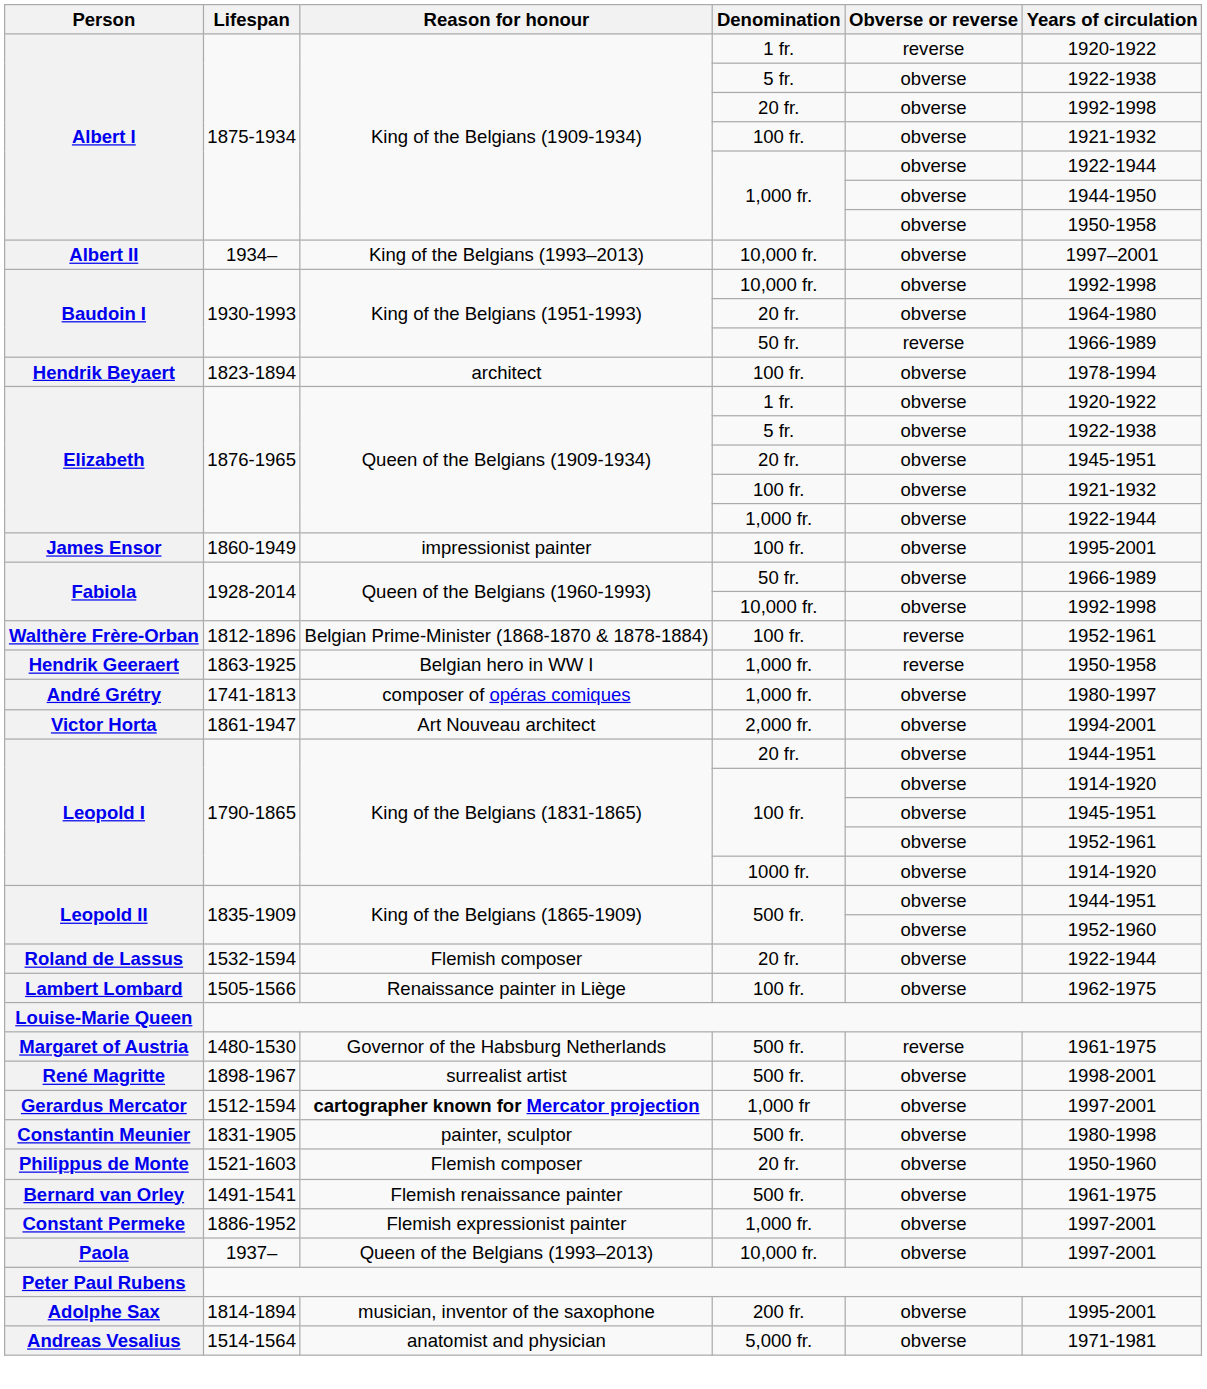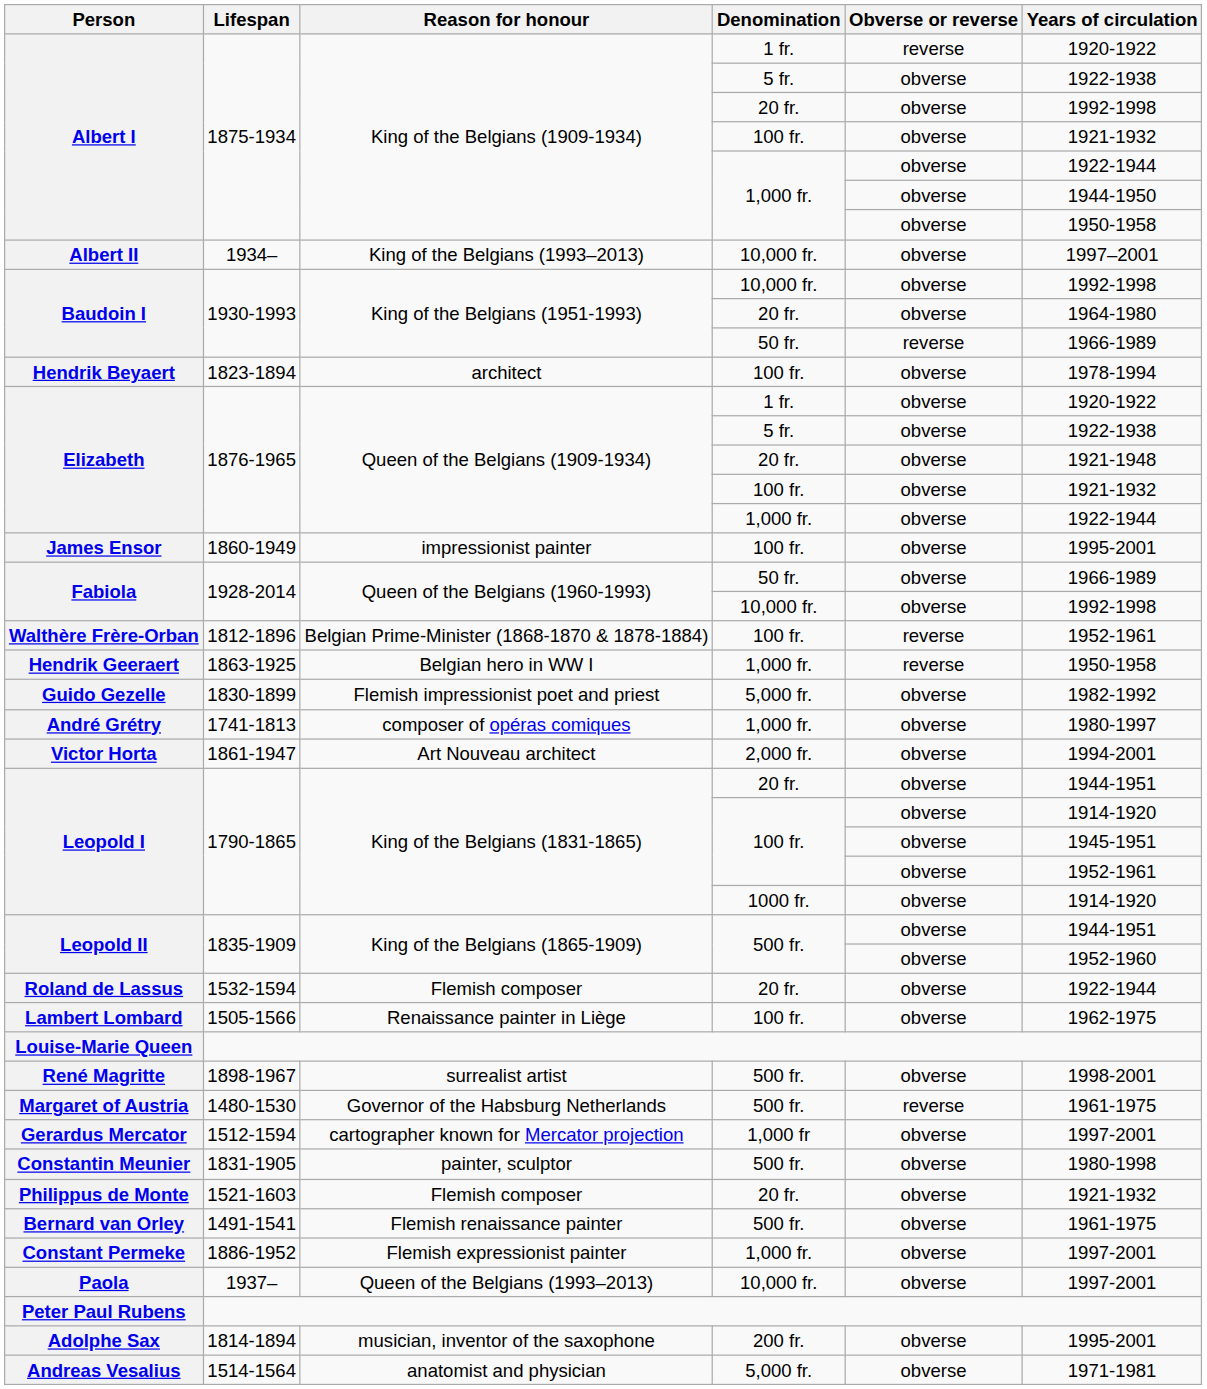(1112, 460) 1945-1951 -> (1112, 460) 1921-1948
+ row: (104, 695)
rows swapped: (104, 1076) <-> (104, 1047)
(506, 1106) bold -> (506, 1135) normal
(1112, 1164) 1950-1960 -> (1112, 1194) 1921-1932
